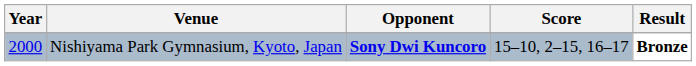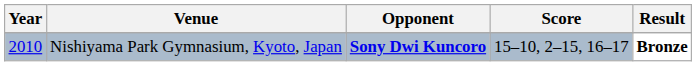(25, 46) 2000 -> (25, 46) 2010
